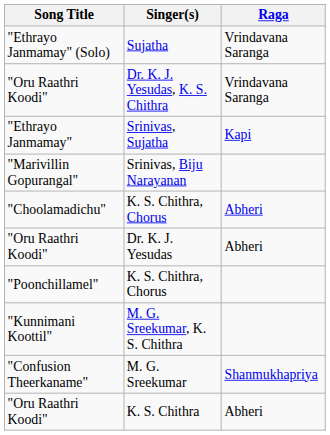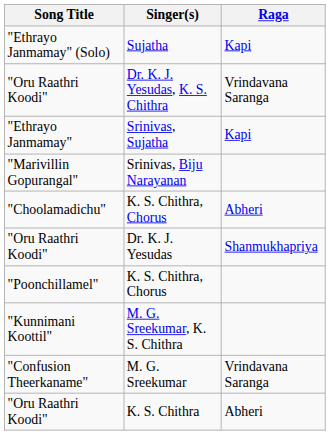(256, 44) Vrindavana Saranga -> (238, 44) Kapi
(244, 246) Abheri -> (271, 246) Shanmukhapriya
(271, 374) Shanmukhapriya -> (256, 374) Vrindavana Saranga
